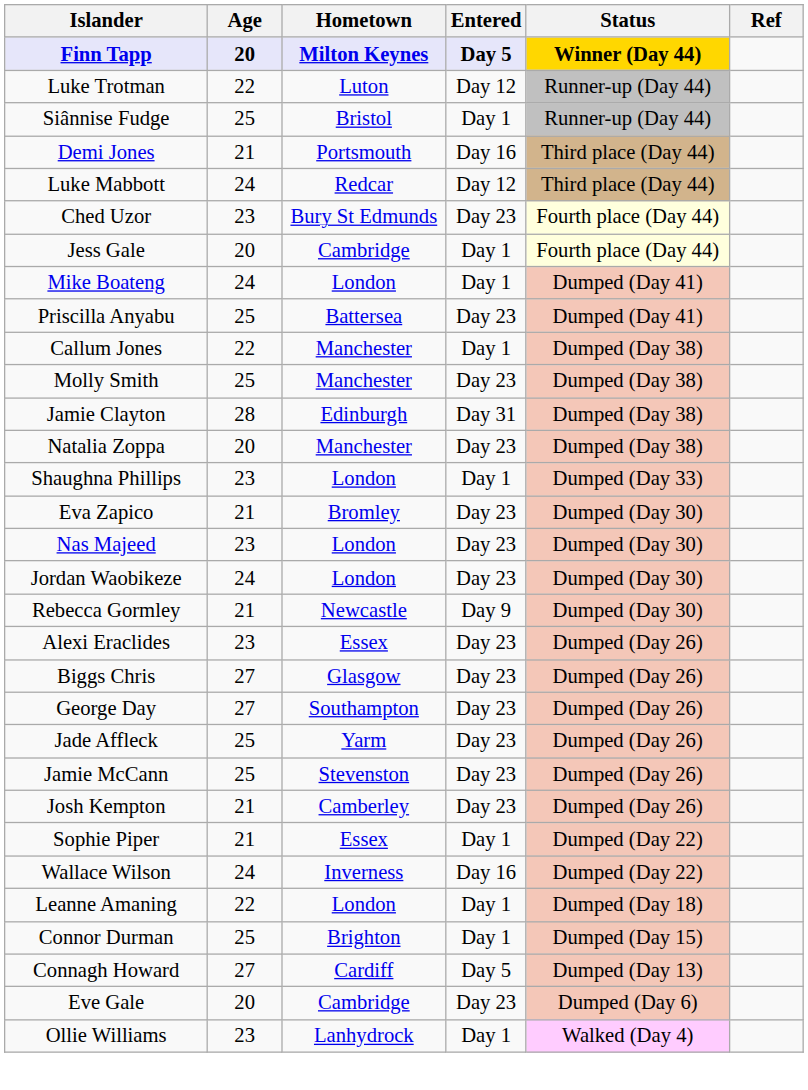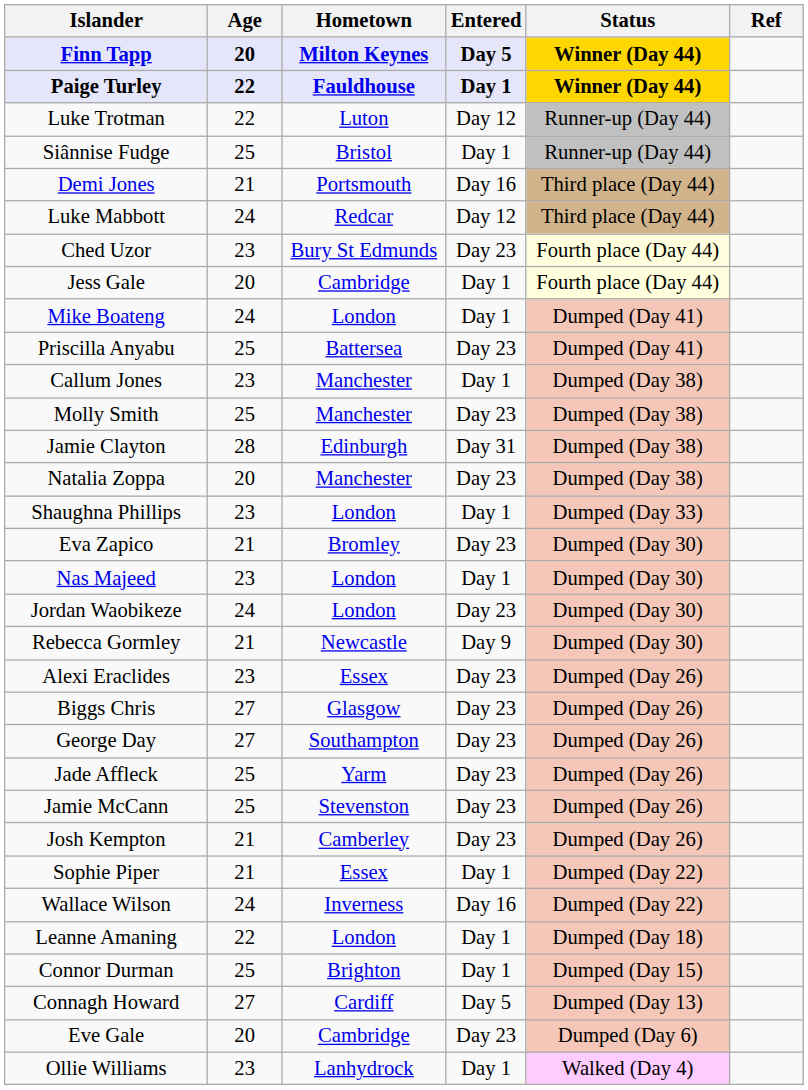+ row: (106, 86)
(245, 348) 22 -> (245, 380) 23
(486, 544) Day 23 -> (486, 577) Day 1
